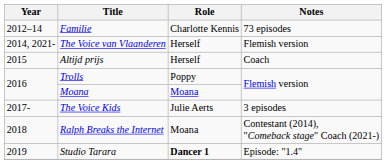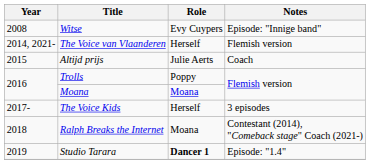+ row: (71, 28)
- row: (76, 28)
(185, 60) Herself -> (192, 60) Julie Aerts
(192, 108) Julie Aerts -> (185, 108) Herself
